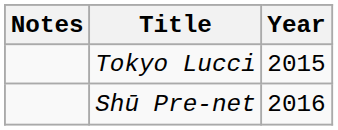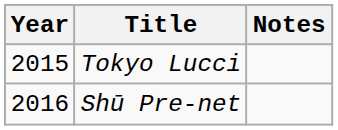columns swapped: (297, 25) <-> (47, 25)
